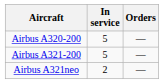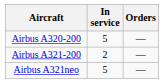(105, 54) 5 -> (105, 54) 2
(105, 70) 2 -> (105, 70) 5
